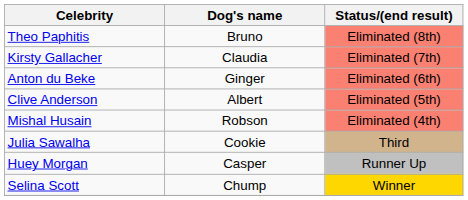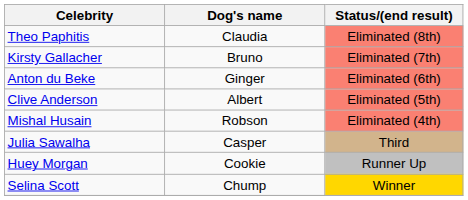(245, 36) Bruno -> (245, 36) Claudia
(245, 58) Claudia -> (245, 58) Bruno
(245, 142) Cookie -> (245, 142) Casper
(245, 163) Casper -> (245, 163) Cookie
